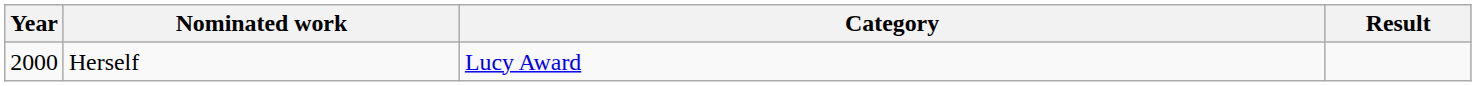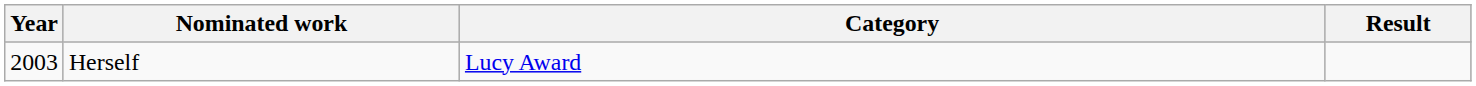(34, 61) 2000 -> (34, 61) 2003
